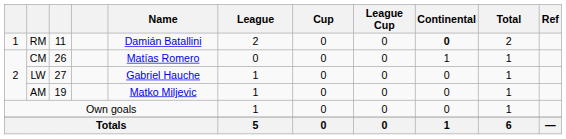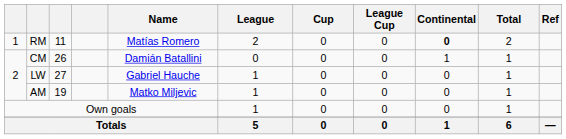(163, 42) Damián Batallini -> (163, 42) Matías Romero
(163, 59) Matías Romero -> (163, 59) Damián Batallini
